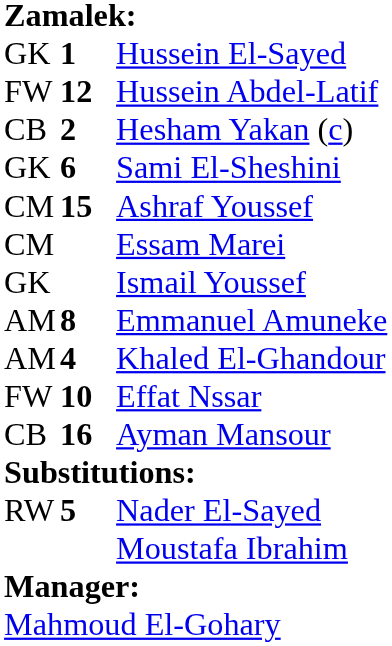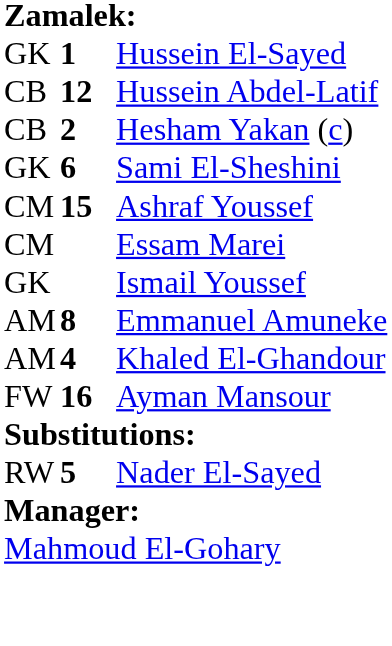(28, 91) FW -> (26, 91) CB
- row: (189, 396)
(26, 434) CB -> (28, 396) FW
- row: (232, 548)
